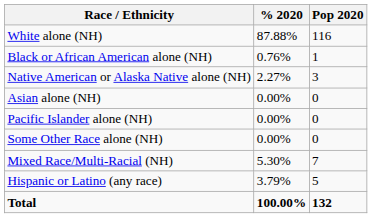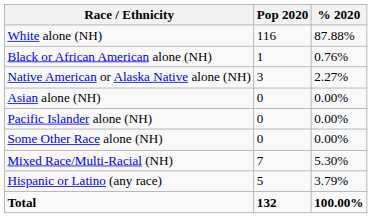columns swapped: (338, 14) <-> (281, 14)
